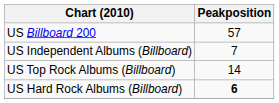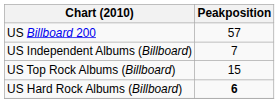(234, 70) 14 -> (234, 70) 15
